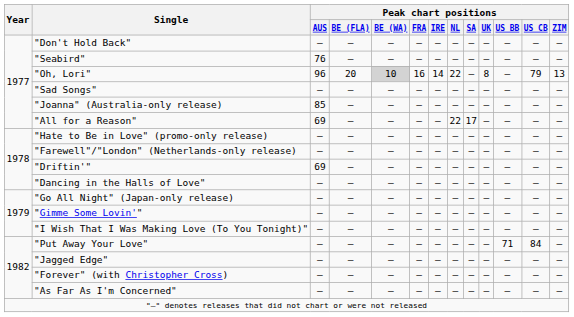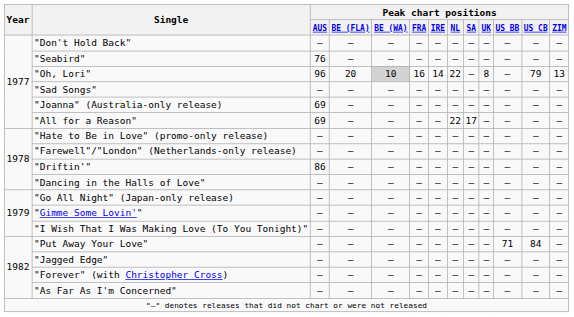(320, 105) 85 -> (320, 105) 69
(320, 167) 69 -> (320, 167) 86
